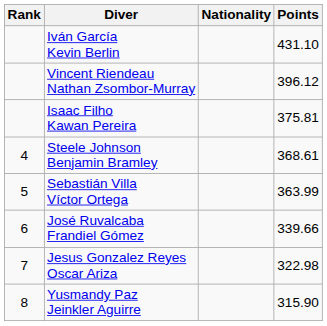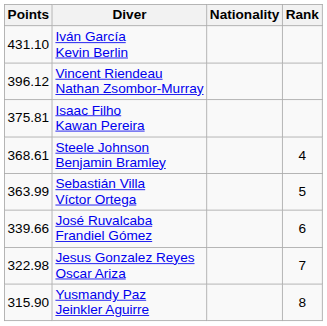columns swapped: (24, 15) <-> (298, 15)
